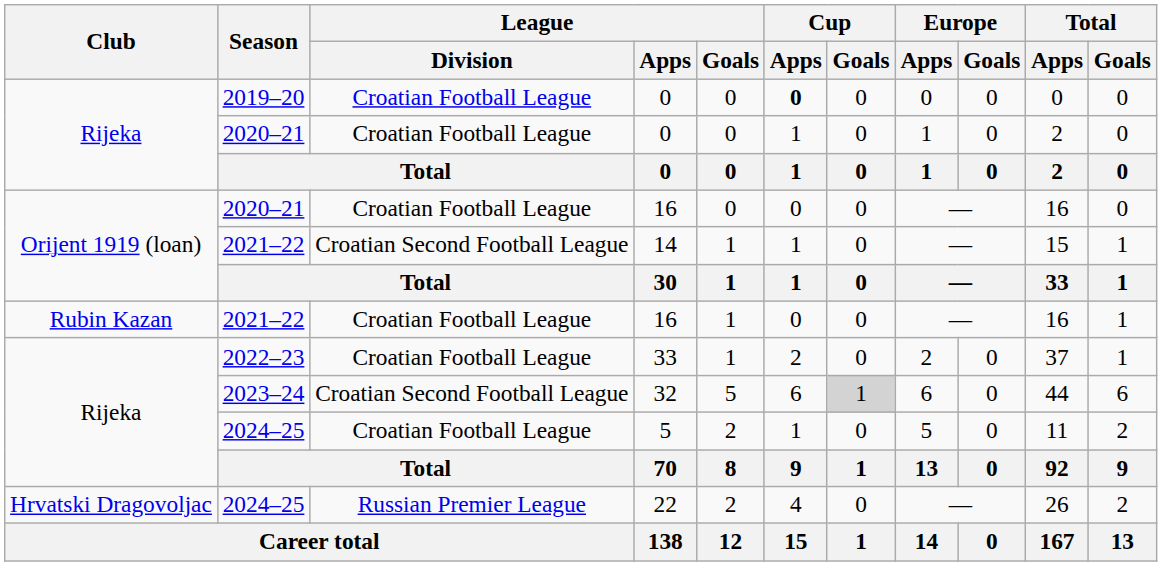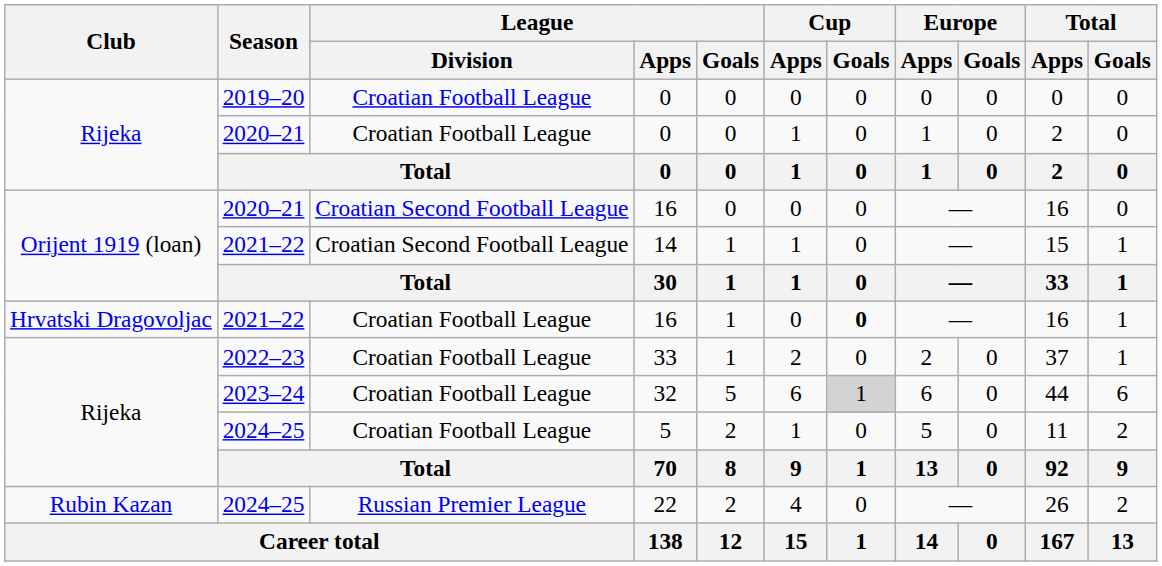(796, 97) bold -> (796, 97) normal
(472, 208) Croatian Football League -> (472, 208) Croatian Second Football League
(111, 319) Rubin Kazan -> (111, 319) Hrvatski Dragovoljac
(861, 319) normal -> (861, 319) bold
(472, 393) Croatian Second Football League -> (472, 393) Croatian Football League
(111, 504) Hrvatski Dragovoljac -> (111, 504) Rubin Kazan
